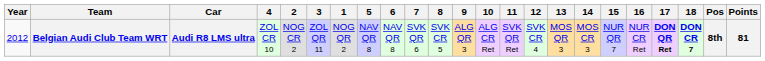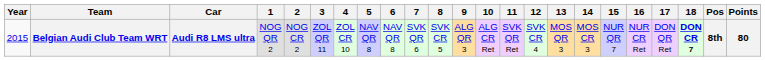columns swapped: (344, 12) <-> (269, 12)
(17, 37) 2012 -> (17, 37) 2015
(665, 37) bold -> (665, 37) normal
(743, 37) 81 -> (743, 37) 80
